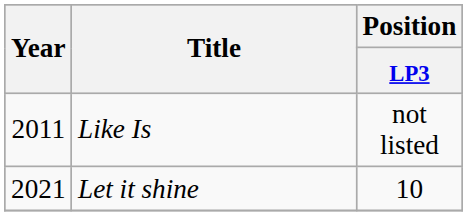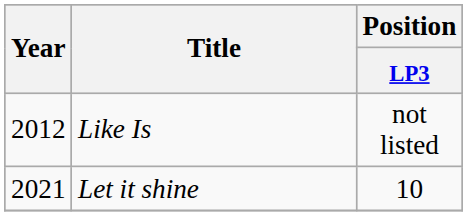(38, 129) 2011 -> (38, 129) 2012
